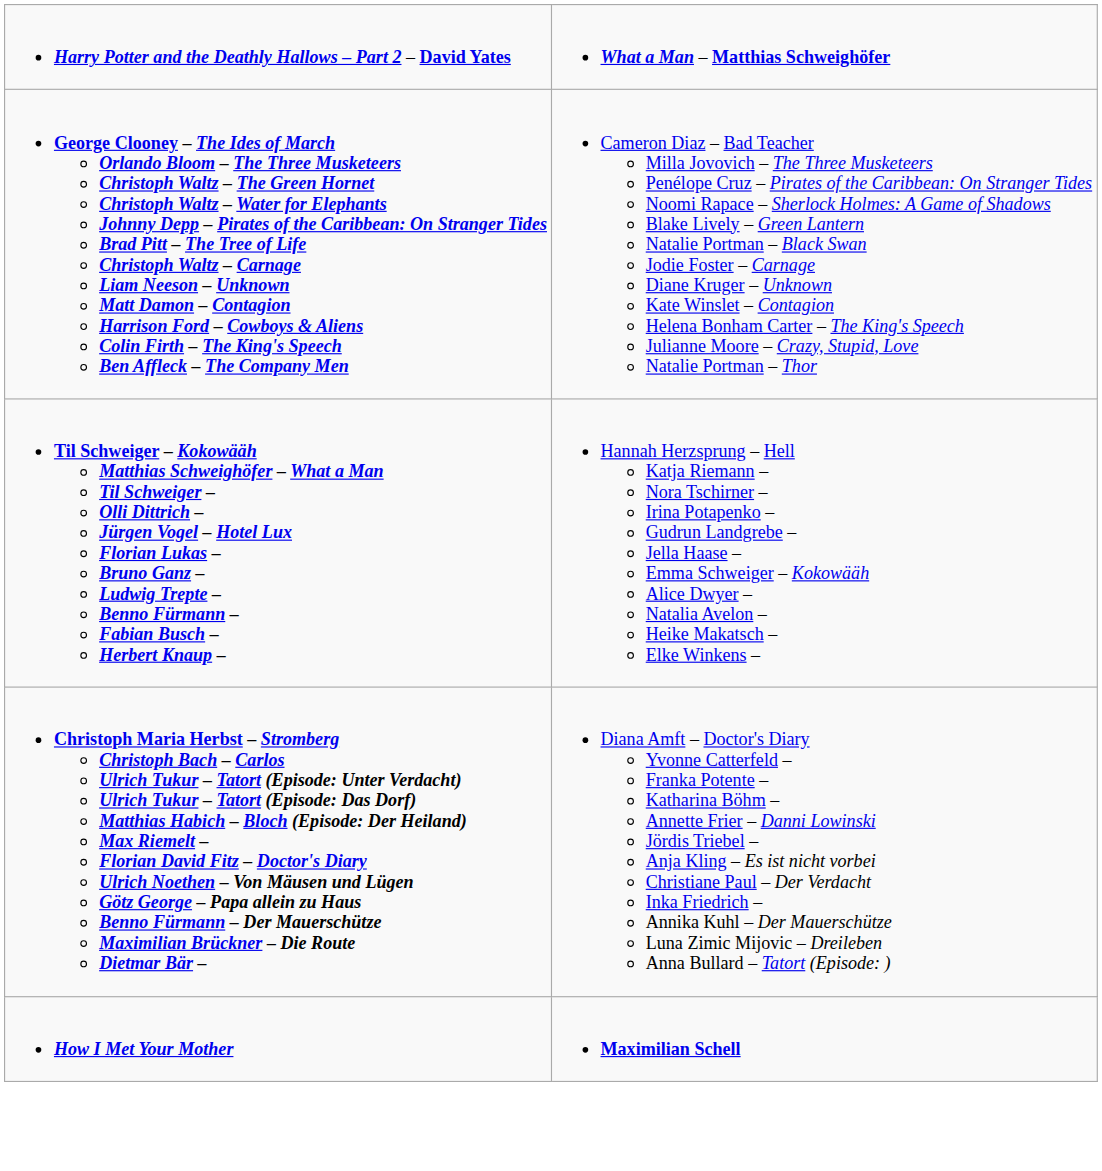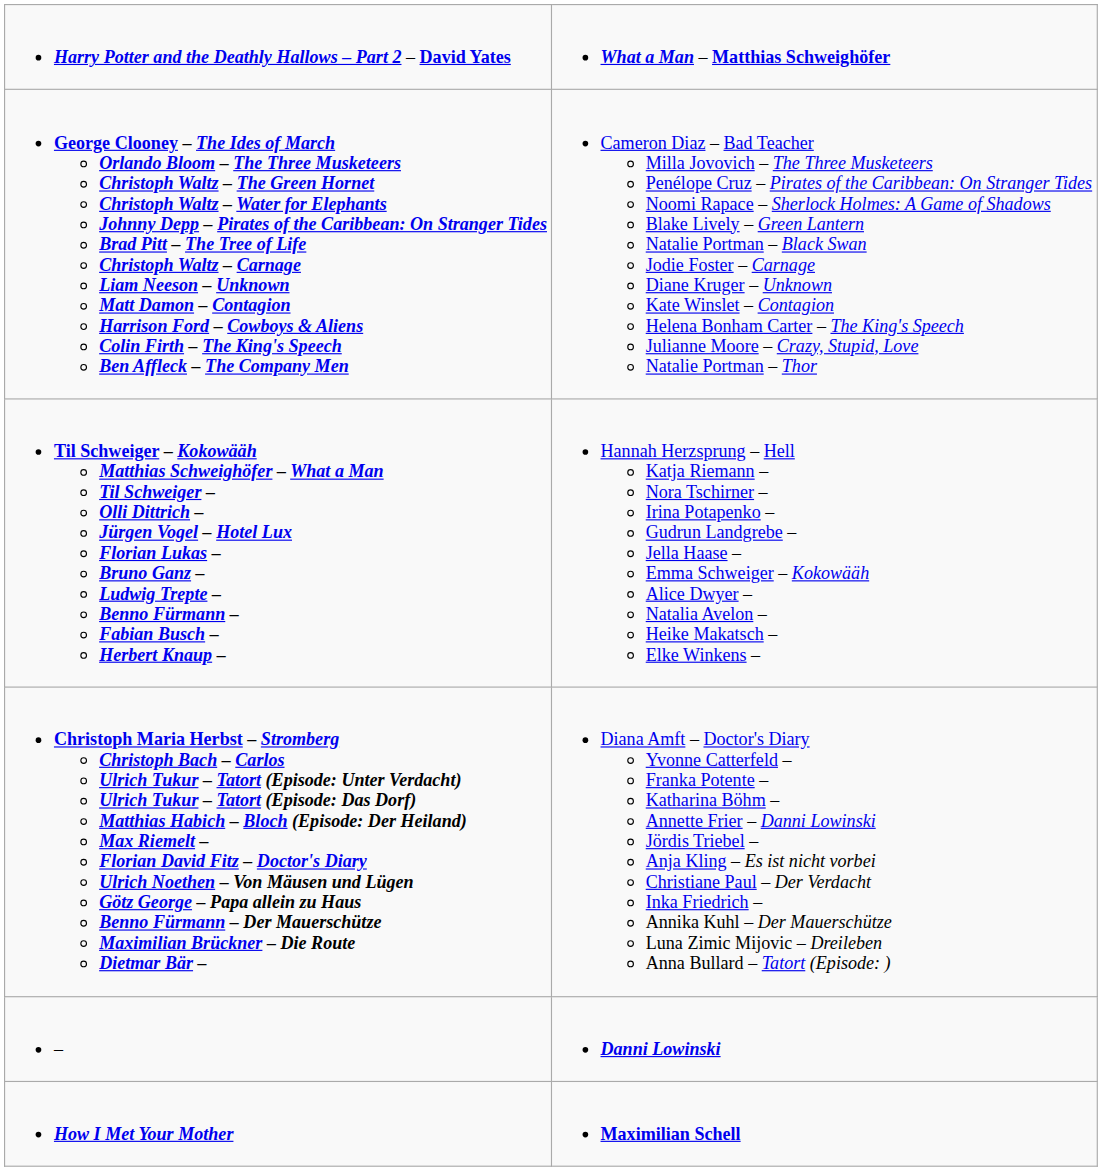+ row: (278, 1049)
